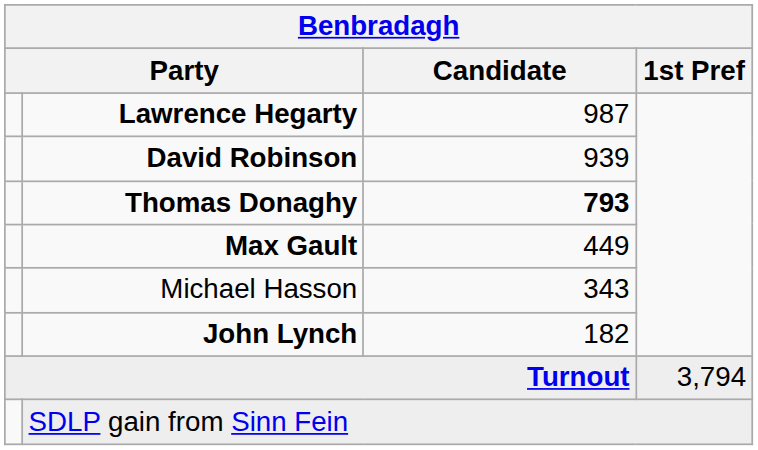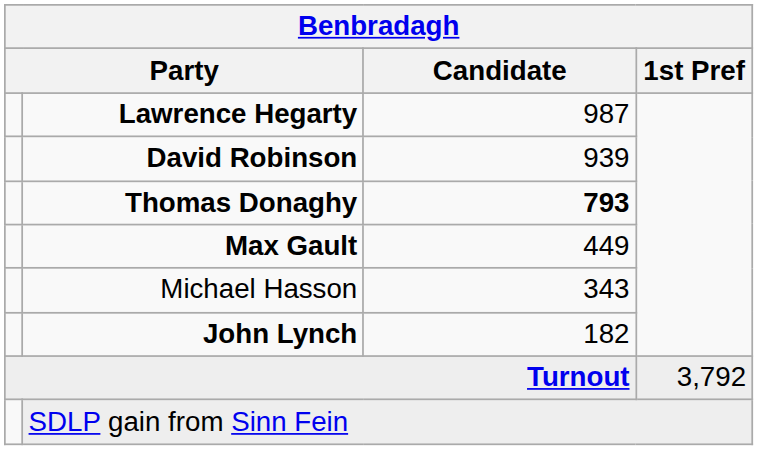(711, 377) 3,794 -> (711, 377) 3,792
